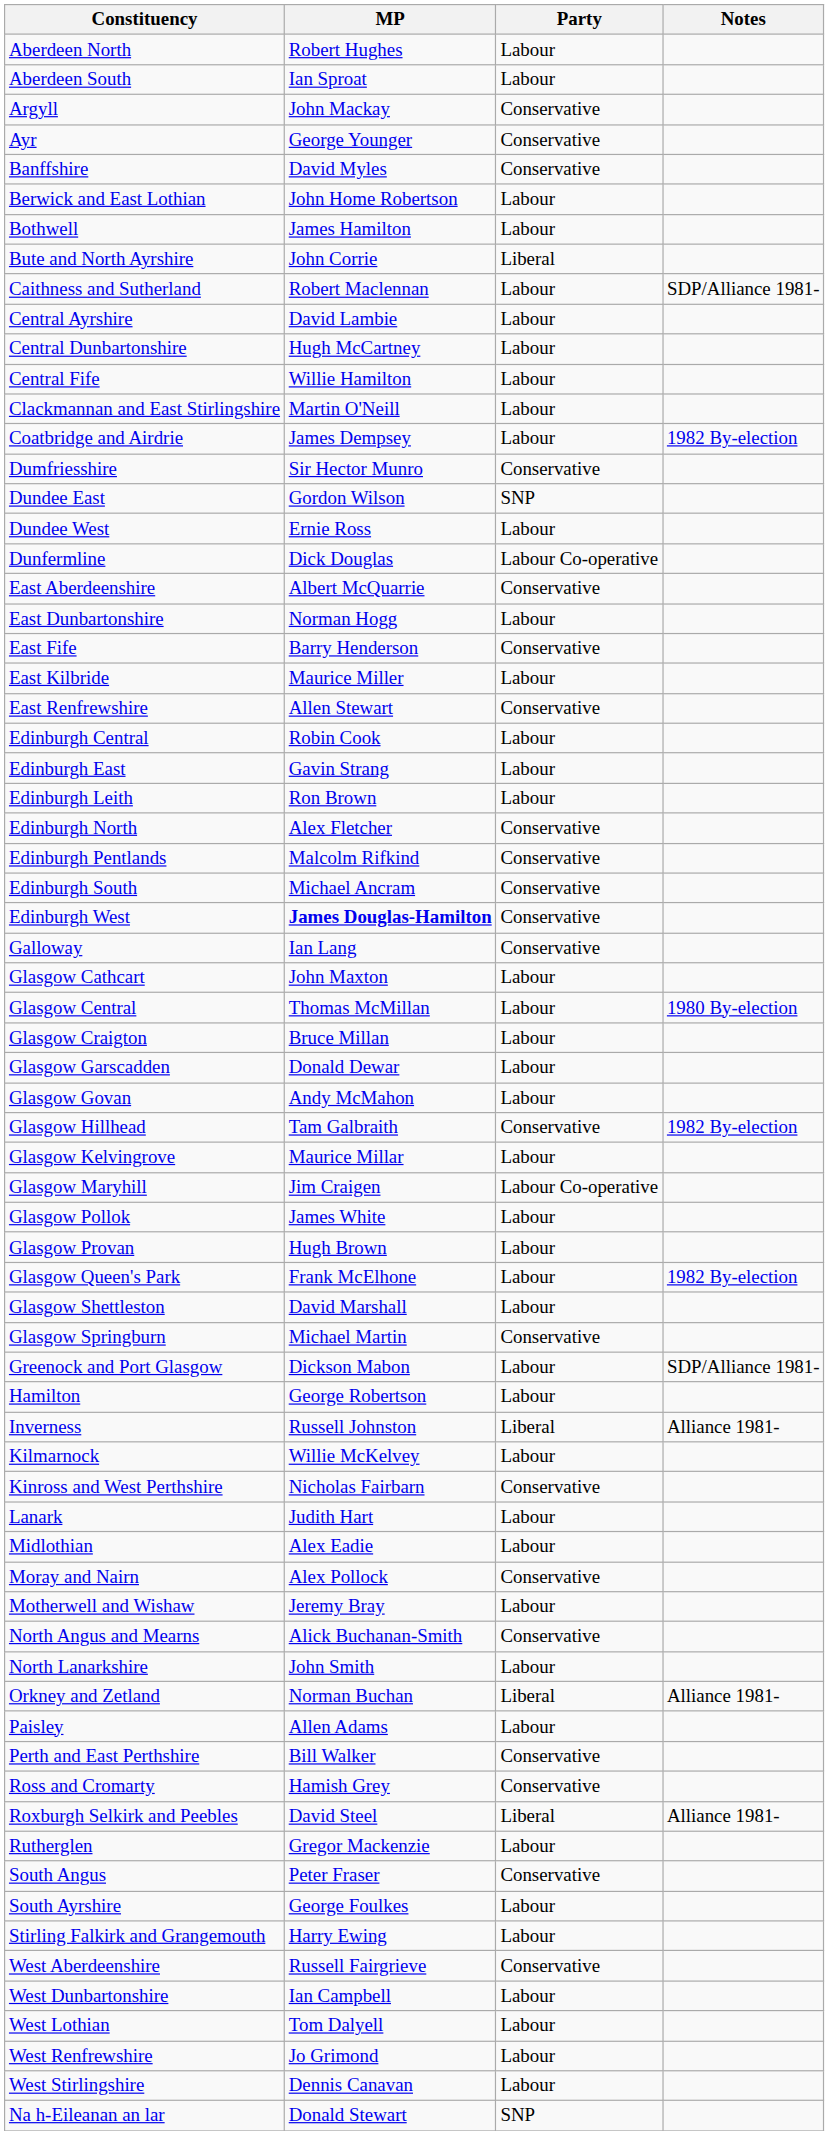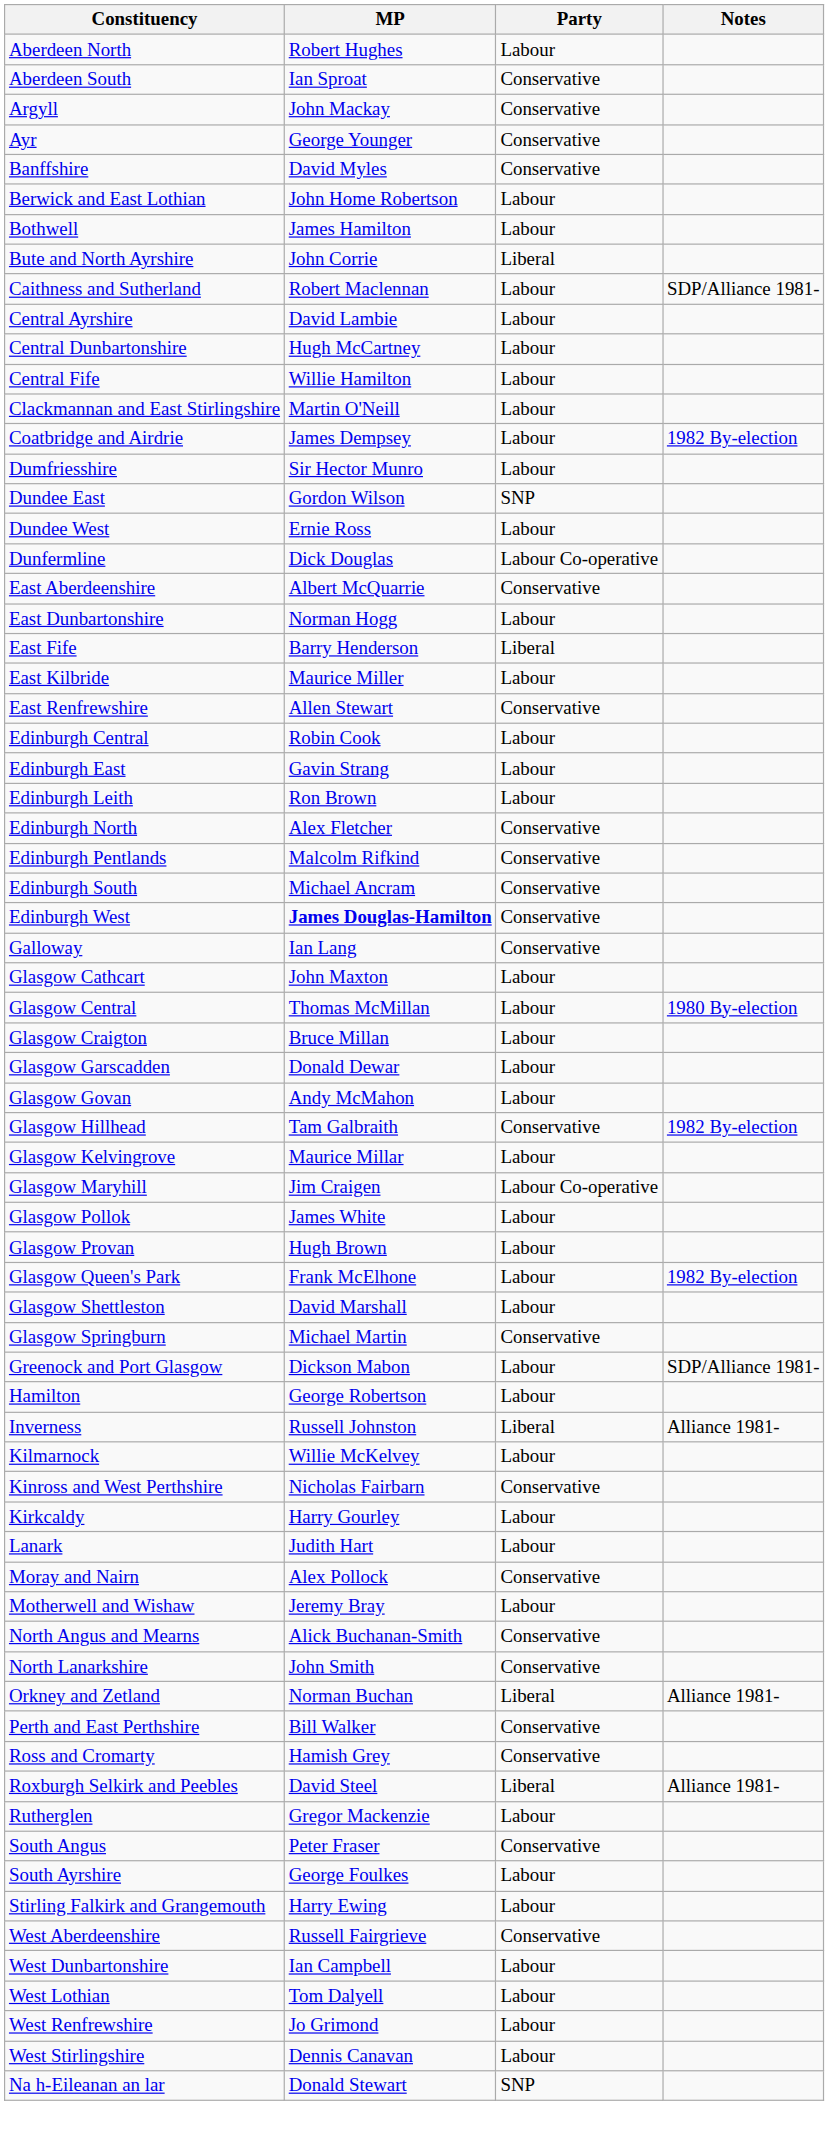(528, 79) Labour -> (550, 79) Conservative
(550, 468) Conservative -> (528, 468) Labour
(550, 648) Conservative -> (528, 648) Liberal
+ row: (47, 1516)
- row: (51, 1546)
(528, 1666) Labour -> (550, 1666) Conservative
- row: (36, 1726)
